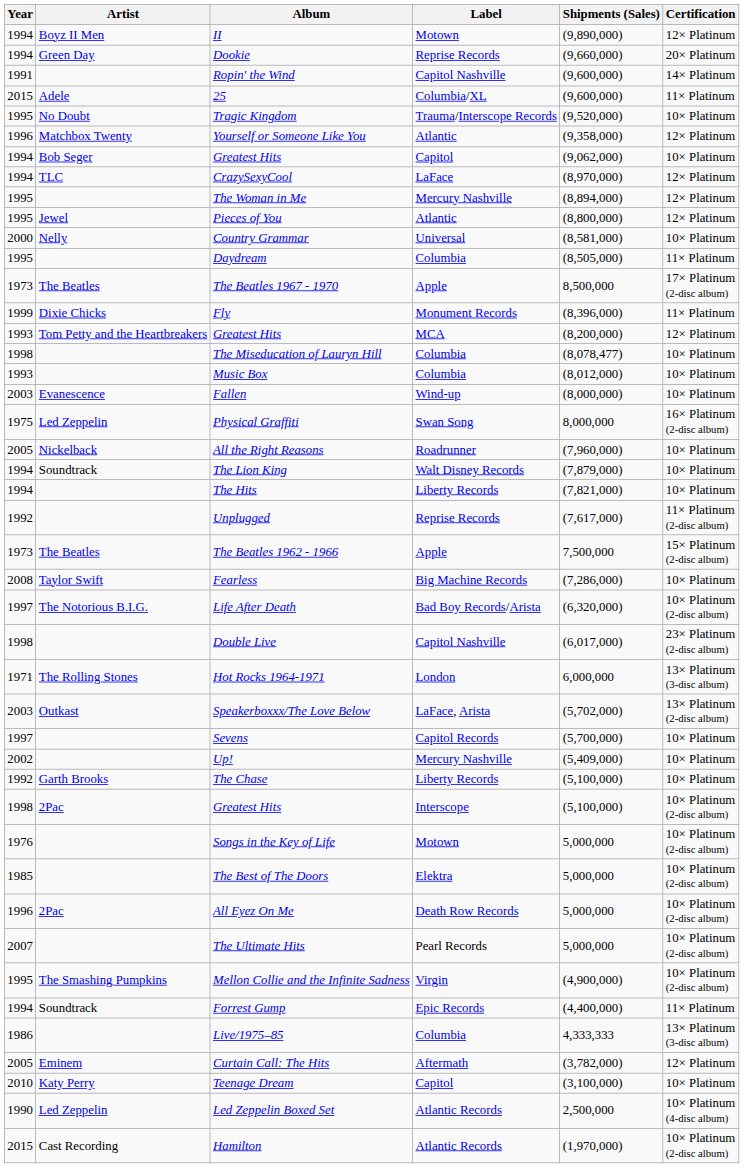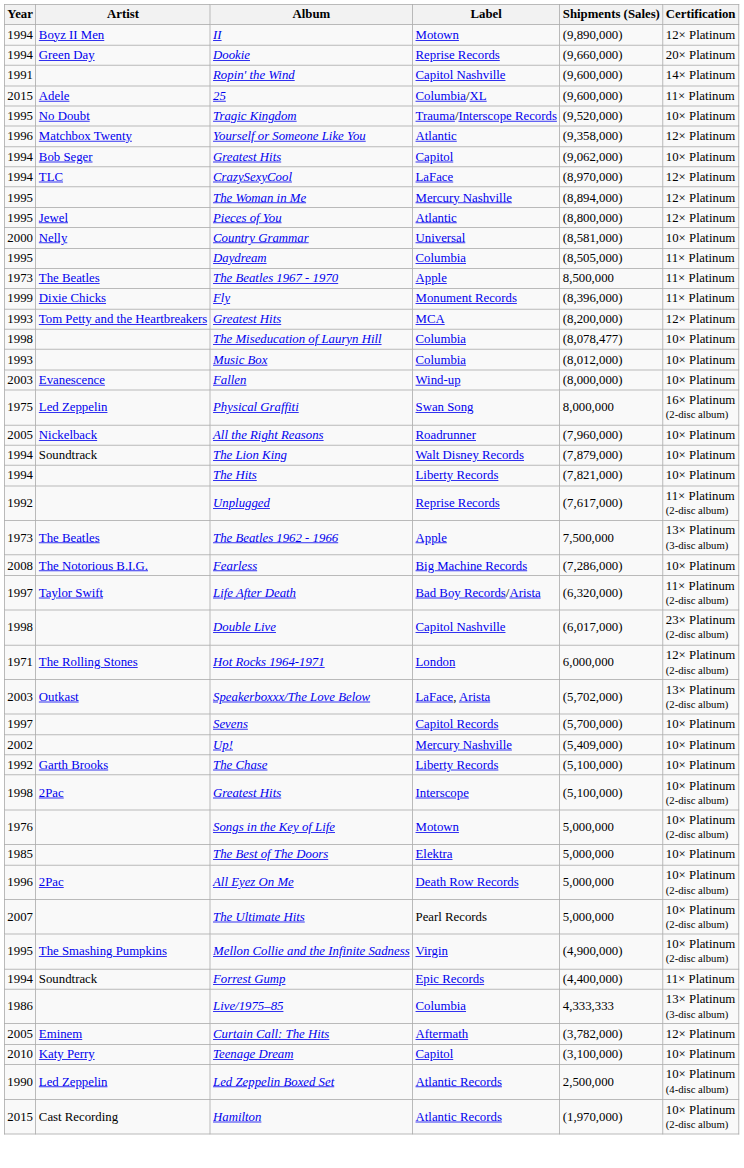(701, 286) 17× Platinum (2-disc album) -> (700, 278) 11× Platinum
(701, 552) 15× Platinum (2-disc album) -> (701, 538) 13× Platinum (3-disc album)
(71, 579) Taylor Swift -> (93, 565) The Notorious B.I.G.
(93, 607) The Notorious B.I.G. -> (71, 592) Taylor Swift
(701, 607) 10× Platinum (2-disc album) -> (701, 593) 11× Platinum (2-disc album)
(701, 677) 13× Platinum (3-disc album) -> (701, 662) 12× Platinum (2-disc album)
(701, 876) 10× Platinum (2-disc album) -> (701, 854) 10× Platinum
